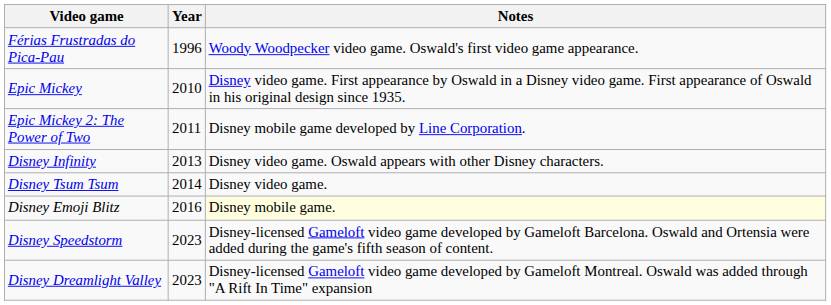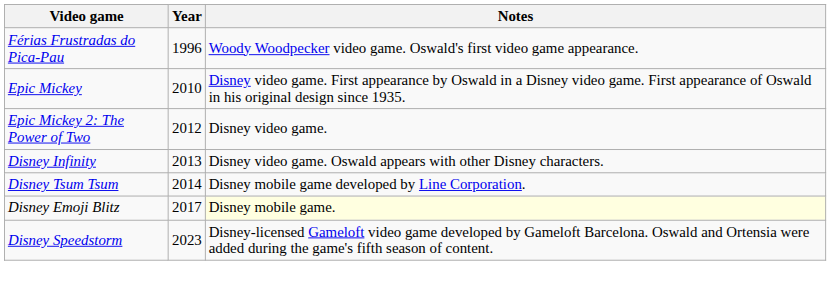(187, 128) 2011 -> (187, 128) 2012
(367, 128) Disney mobile game developed by Line Corporation. -> (268, 128) Disney video game.
(268, 184) Disney video game. -> (367, 184) Disney mobile game developed by Line Corporation.
(187, 208) 2016 -> (187, 208) 2017
- row: (84, 280)
